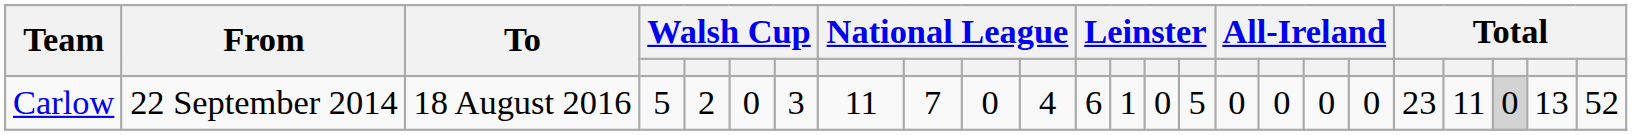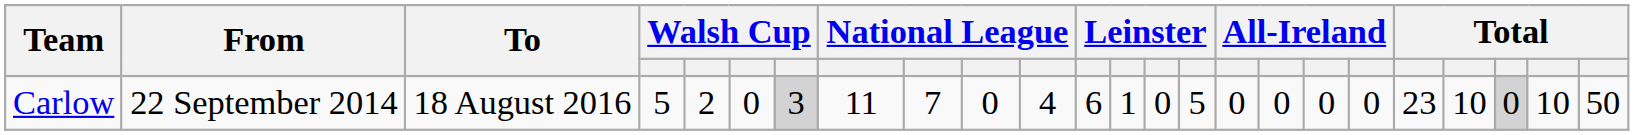(796, 102) no background -> (796, 102) lightgrey background
(1469, 102) 11 -> (1469, 102) 10
(1551, 102) 13 -> (1553, 102) 10
(1602, 102) 52 -> (1603, 102) 50
